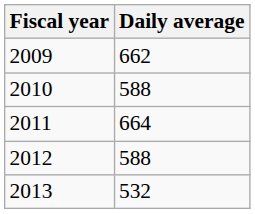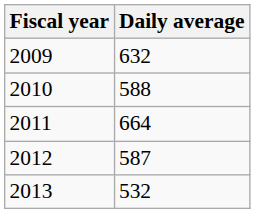(135, 55) 662 -> (135, 55) 632
(135, 157) 588 -> (135, 157) 587
